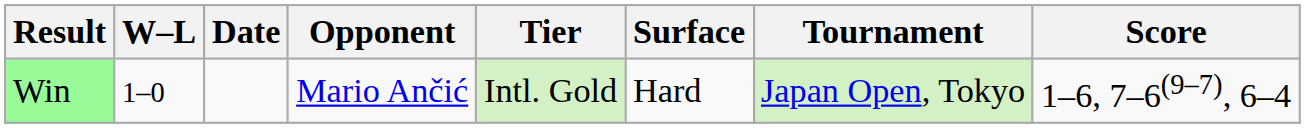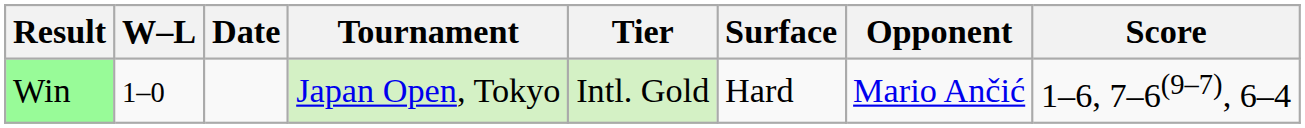columns swapped: (893, 31) <-> (382, 31)
